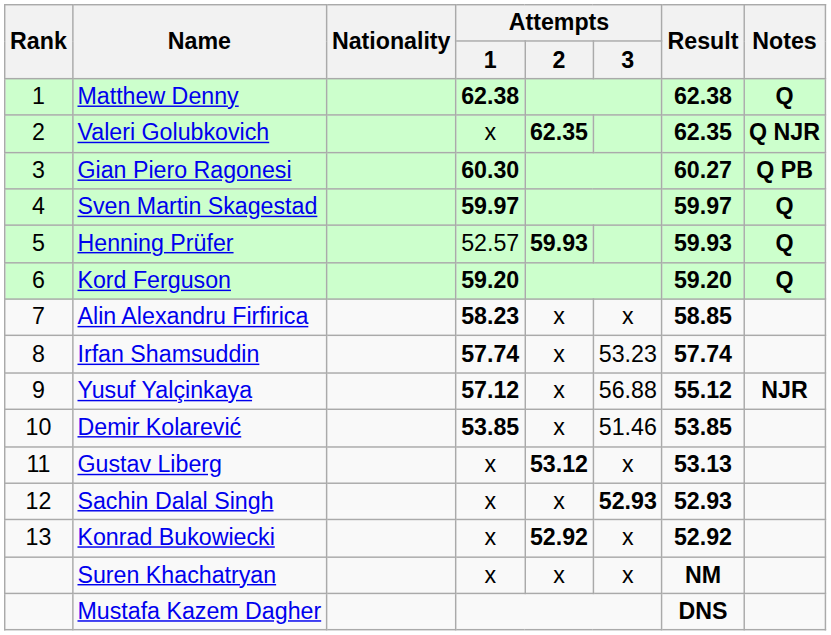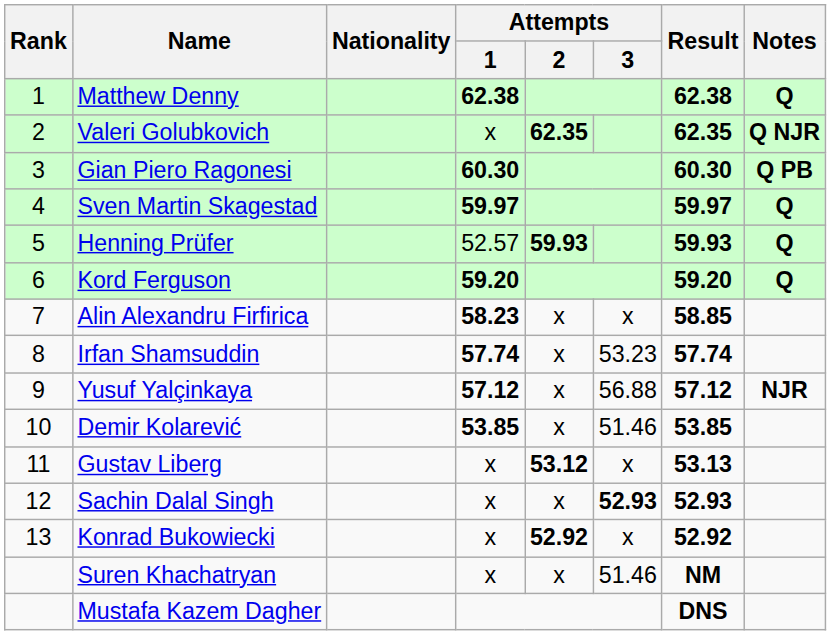(703, 170) 60.27 -> (703, 170) 60.30
(703, 390) 55.12 -> (703, 390) 57.12
(628, 574) x -> (628, 574) 51.46
